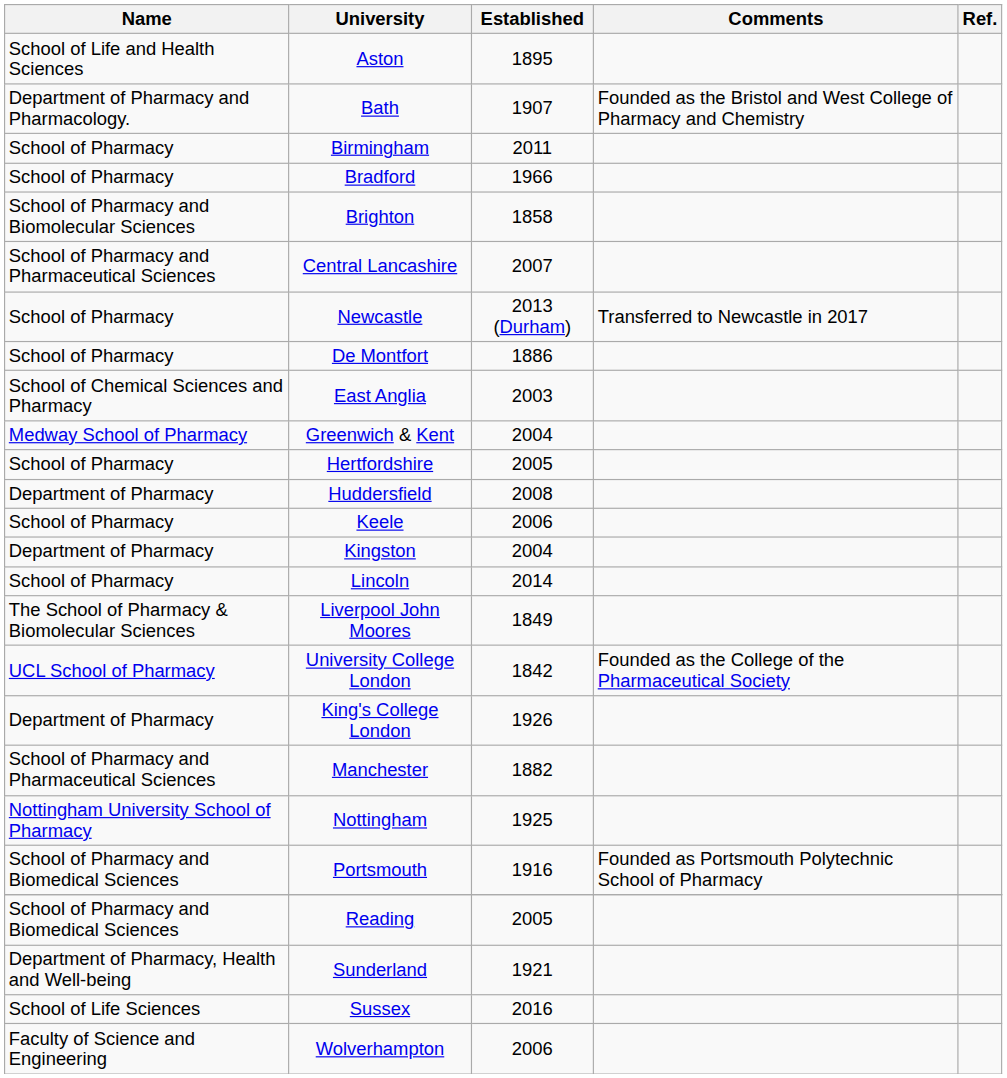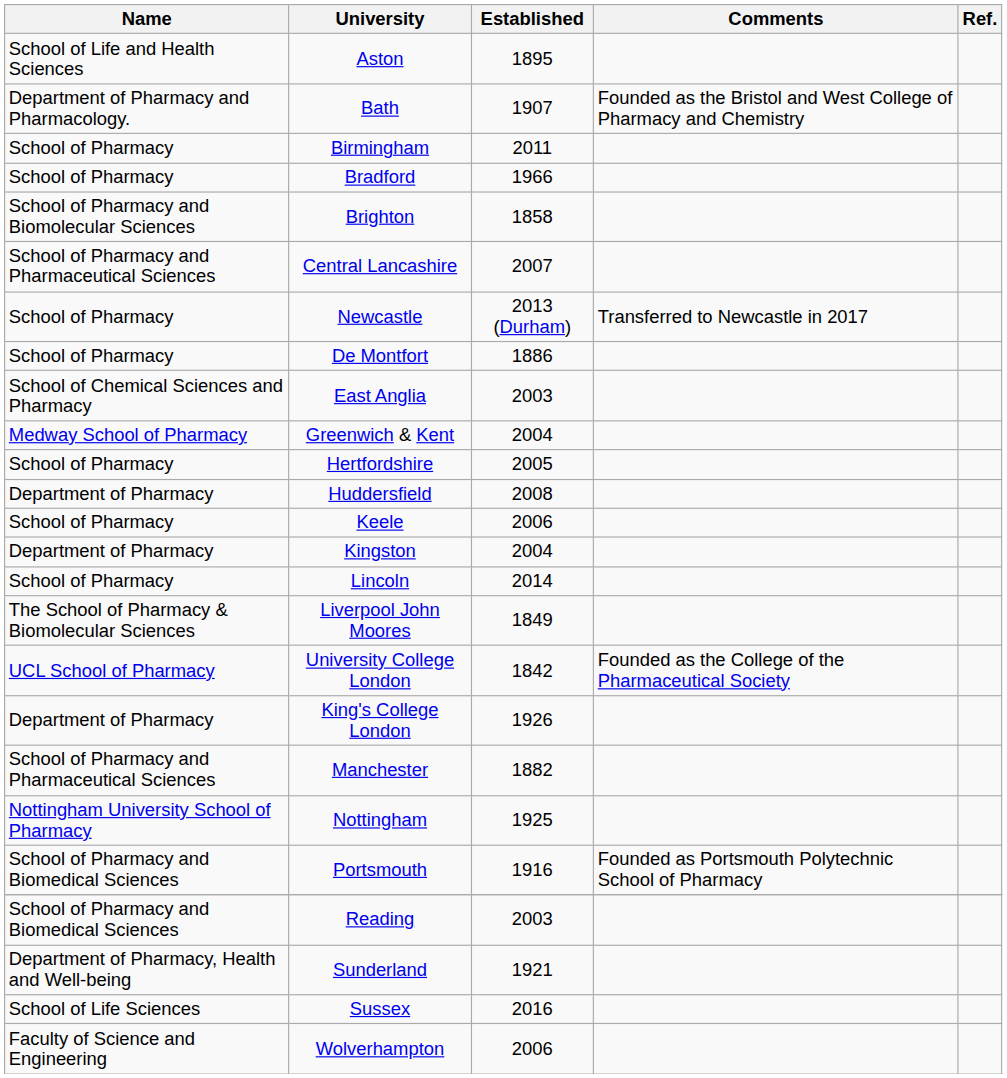(532, 919) 2005 -> (532, 919) 2003
